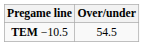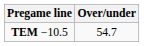(107, 32) 54.5 -> (107, 32) 54.7
